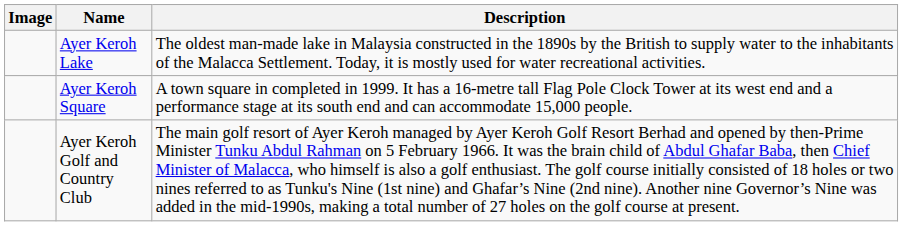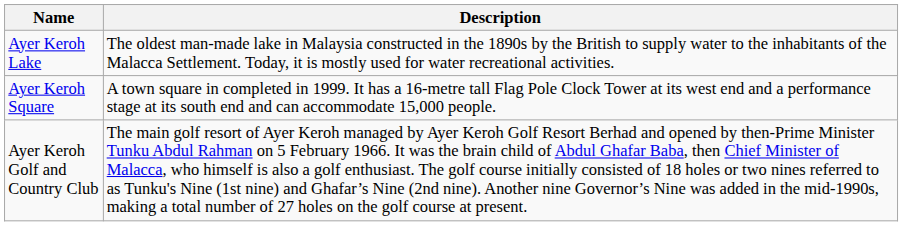- column: (30, 17)
